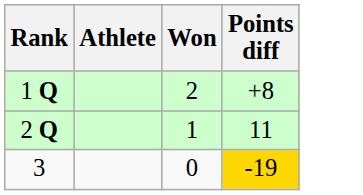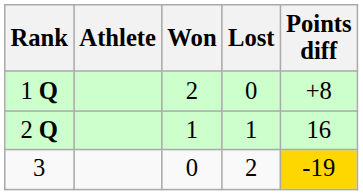+ column: (251, 37)
(261, 129) 11 -> (319, 129) 16
